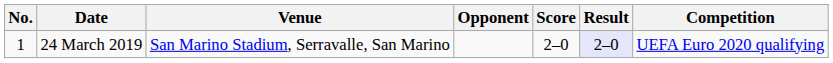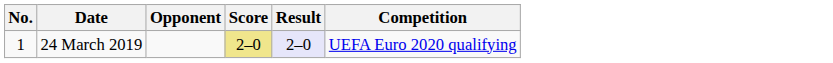- column: (300, 17)
(556, 44) no background -> (248, 44) khaki background
